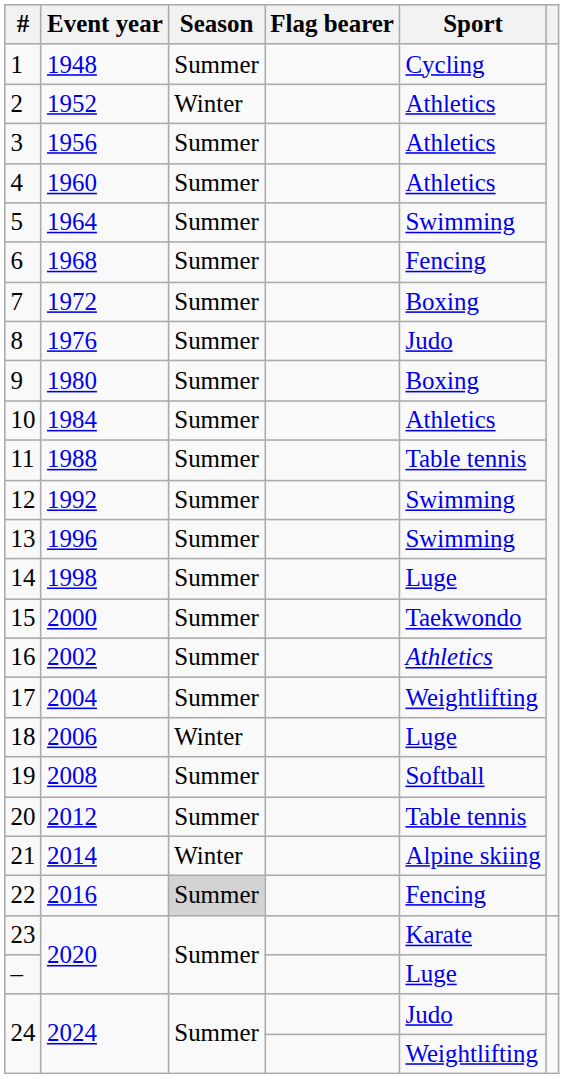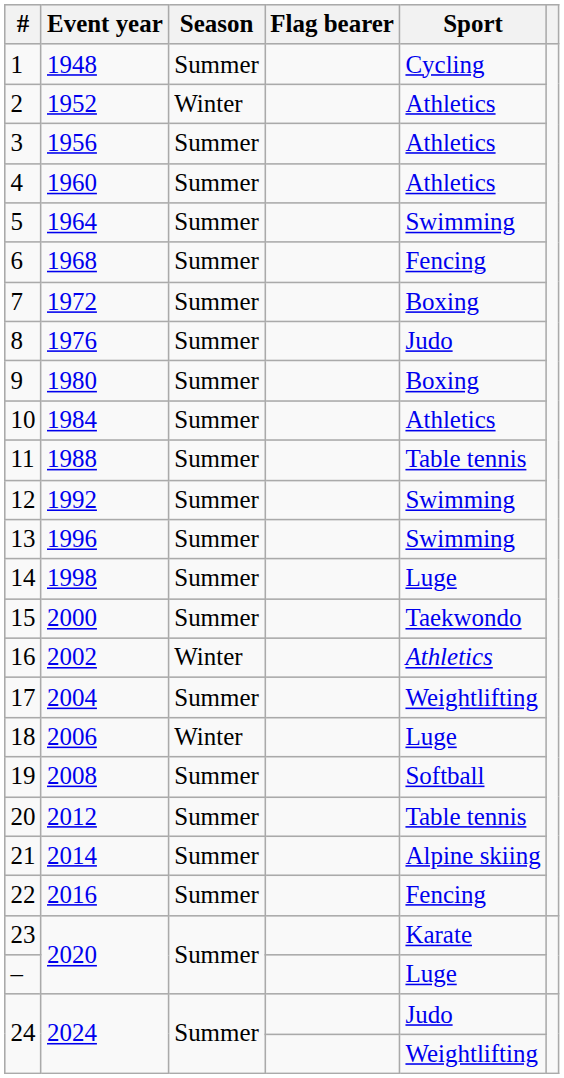(217, 657) Summer -> (208, 657) Winter
(208, 855) Winter -> (217, 855) Summer
(217, 895) lightgrey background -> (217, 895) no background
